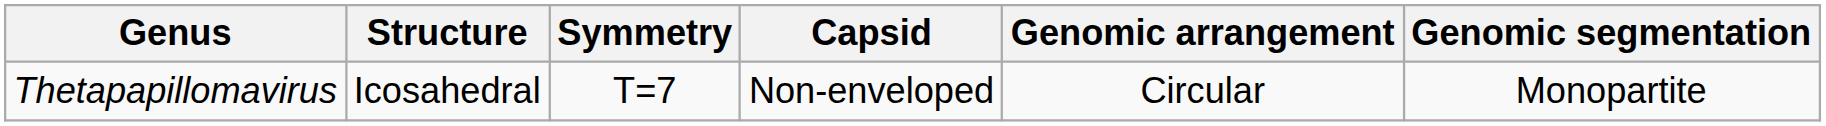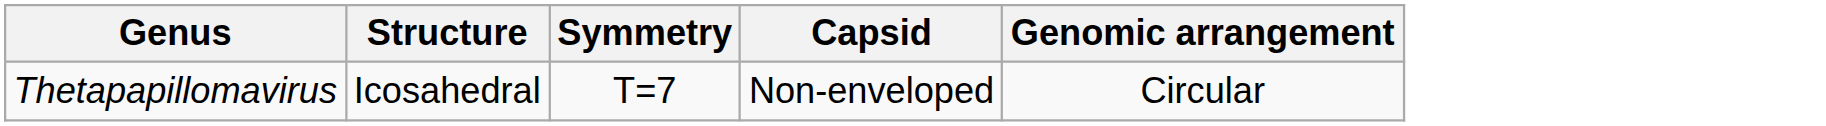- column: (1611, 33)
